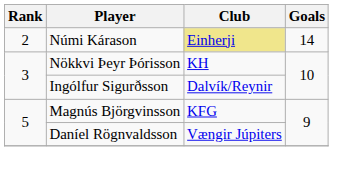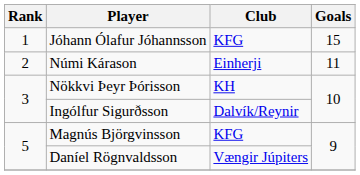+ row: (128, 39)
(211, 39) khaki background -> (237, 63) no background
(307, 39) 14 -> (333, 63) 11
